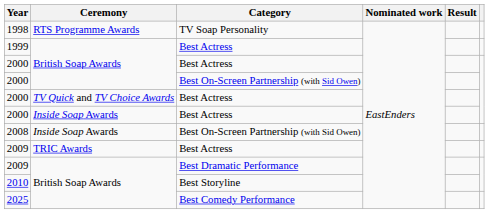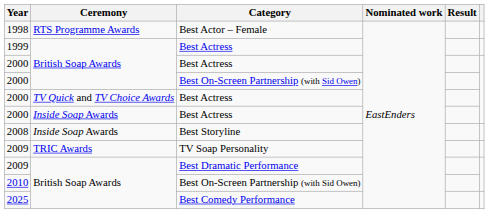(224, 30) TV Soap Personality -> (223, 30) Best Actor – Female
(270, 132) Best On-Screen Partnership (with Sid Owen) -> (210, 132) Best Storyline
(206, 149) Best Actress -> (224, 149) TV Soap Personality
(210, 183) Best Storyline -> (270, 183) Best On-Screen Partnership (with Sid Owen)
